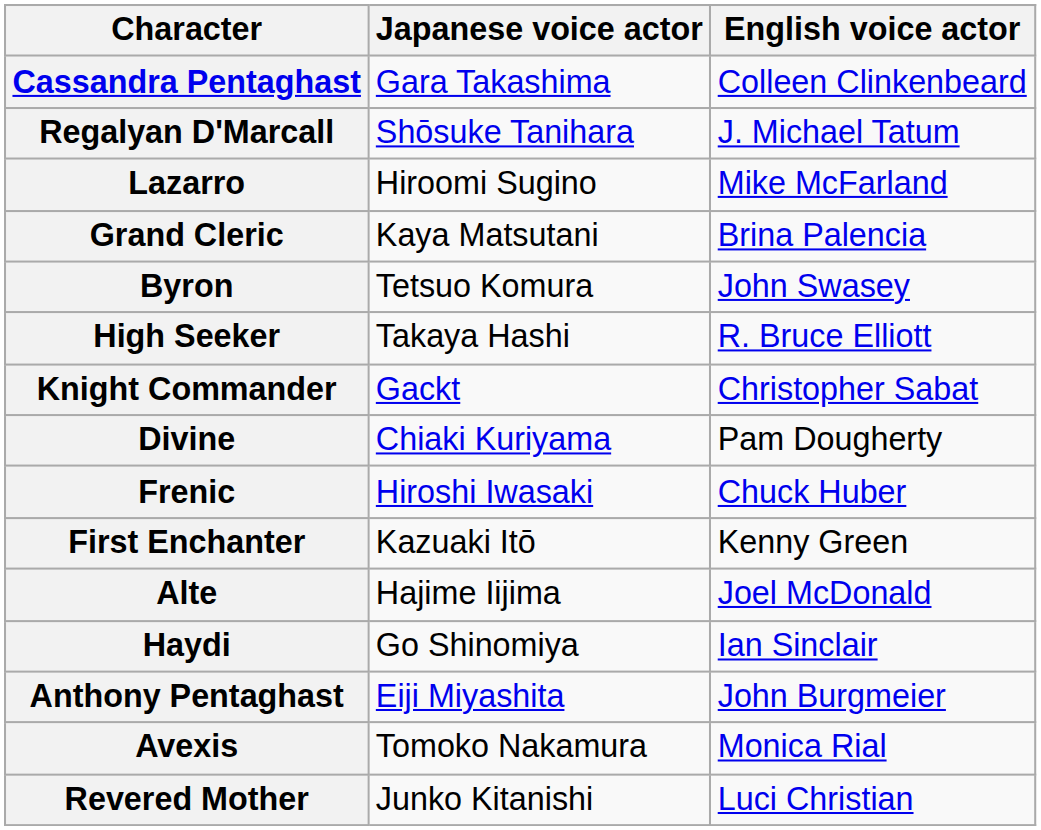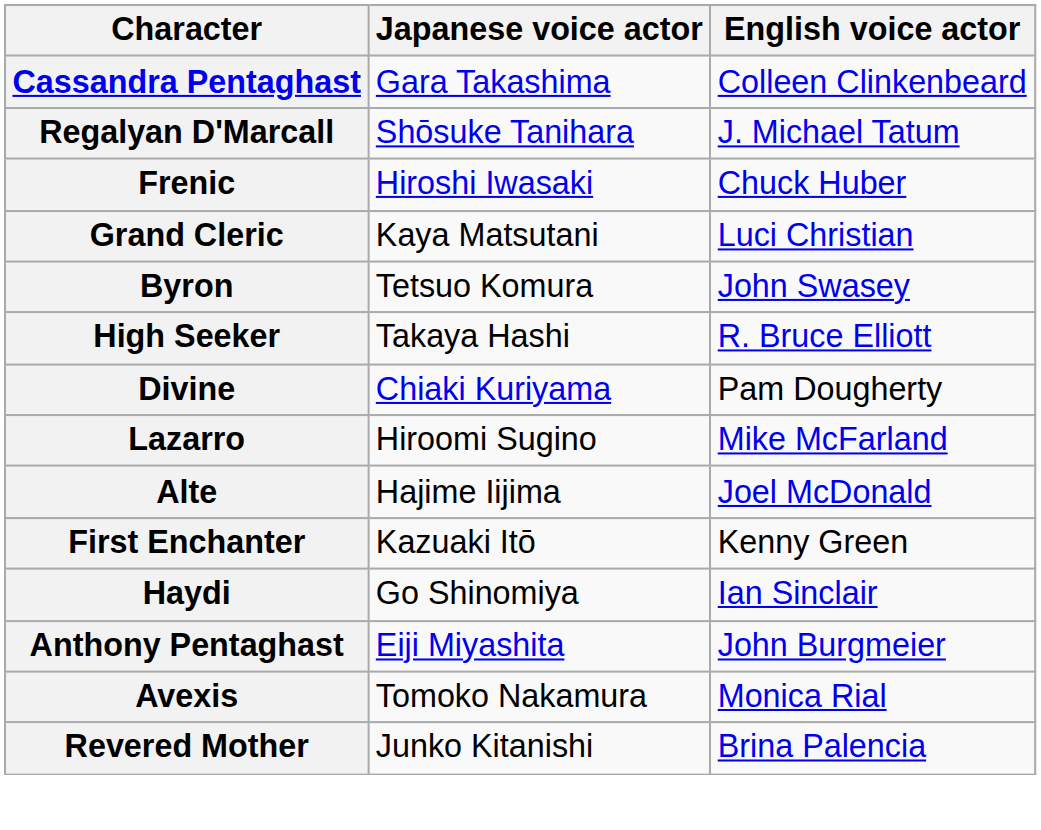rows swapped: (187, 491) <-> (187, 183)
(822, 235) Brina Palencia -> (816, 235) Luci Christian
- row: (187, 388)
rows swapped: (187, 542) <-> (187, 593)
(816, 798) Luci Christian -> (822, 747) Brina Palencia
